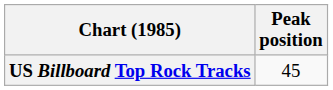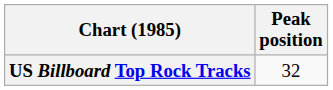(291, 70) 45 -> (291, 70) 32
